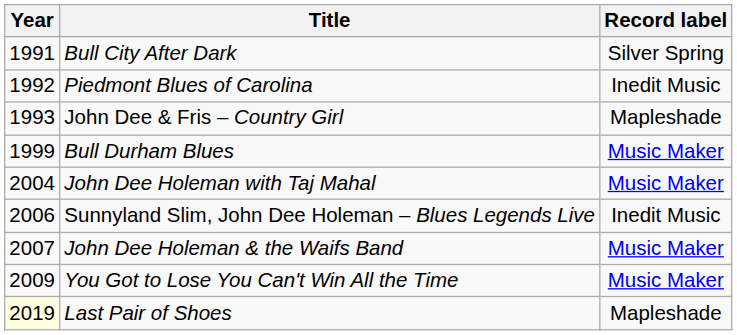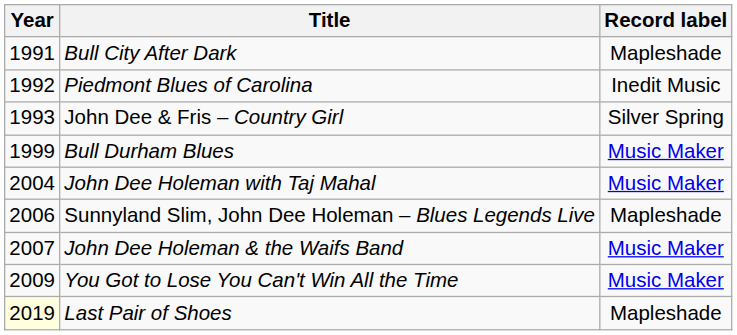(666, 53) Silver Spring -> (666, 53) Mapleshade
(666, 118) Mapleshade -> (666, 118) Silver Spring
(666, 215) Inedit Music -> (666, 215) Mapleshade
